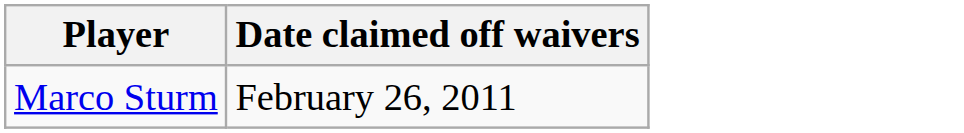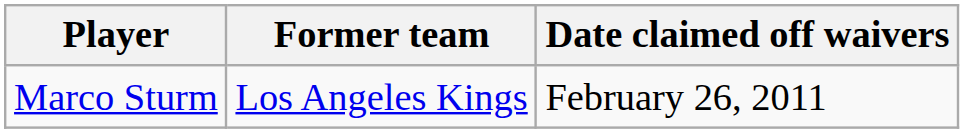+ column: (382, 34)
